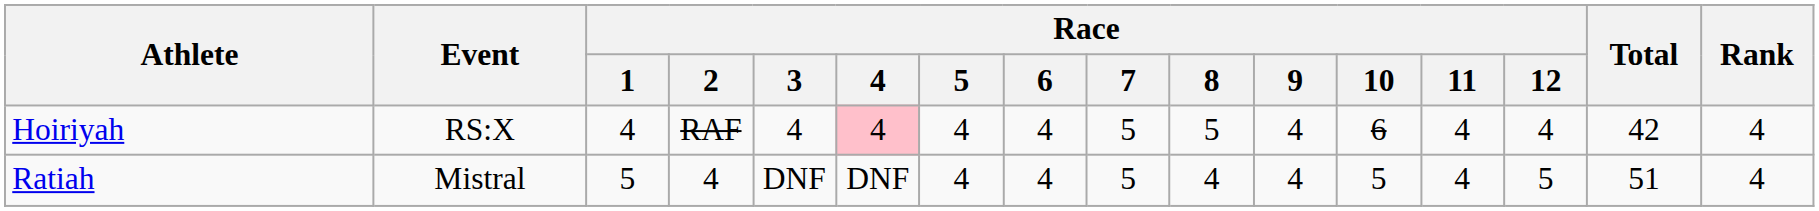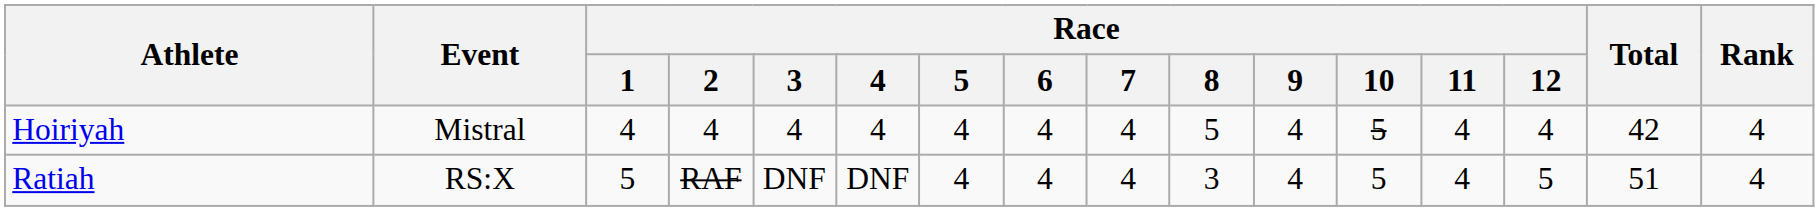(480, 129) RS:X -> (480, 129) Mistral
(711, 129) RAF -> (711, 129) 4
(878, 129) pink background -> (878, 129) no background
(1128, 129) 5 -> (1128, 129) 4
(1379, 129) 6 -> (1379, 129) 5
(480, 179) Mistral -> (480, 179) RS:X
(711, 179) 4 -> (711, 179) RAF
(1128, 179) 5 -> (1128, 179) 4
(1212, 179) 4 -> (1212, 179) 3
